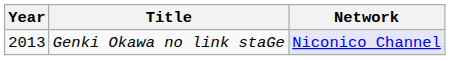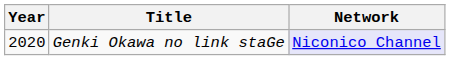(27, 42) 2013 -> (27, 42) 2020
